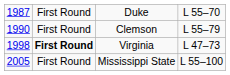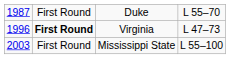- row: (137, 29)
(18, 45) 1998 -> (18, 29) 1996
(18, 62) 2005 -> (18, 45) 2003
